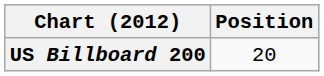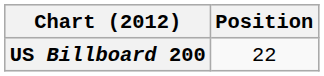(264, 55) 20 -> (264, 55) 22
